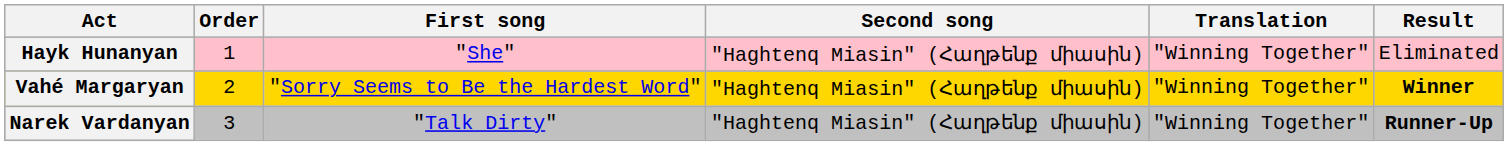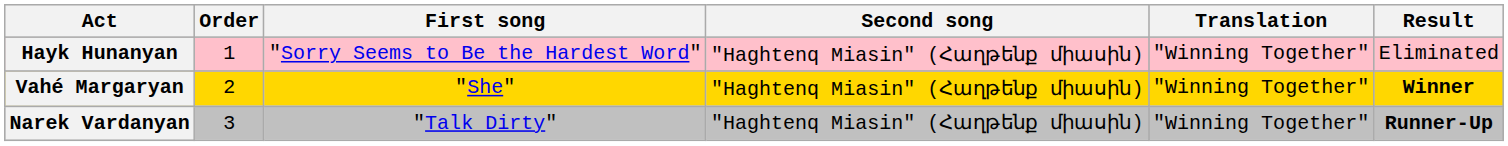(485, 54) "She" -> (485, 54) "Sorry Seems to Be the Hardest Word"
(485, 89) "Sorry Seems to Be the Hardest Word" -> (485, 89) "She"
